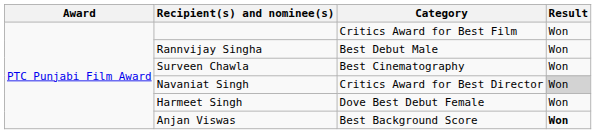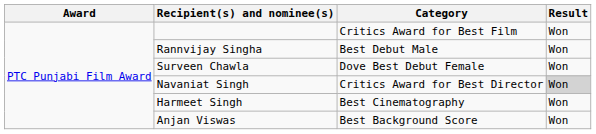(402, 67) Best Cinematography -> (412, 67) Dove Best Debut Female
(412, 102) Dove Best Debut Female -> (402, 102) Best Cinematography
(558, 120) bold -> (558, 120) normal
